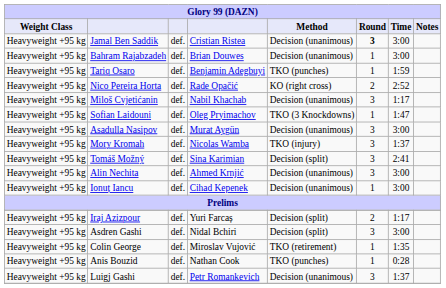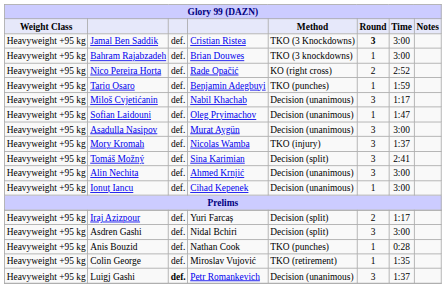(311, 41) Decision (unanimous) -> (313, 41) TKO (3 Knockdowns)
(311, 56) Decision (unanimous) -> (311, 56) TKO (3 knockdowns)
rows swapped: (112, 71) <-> (126, 85)
(312, 115) TKO (3 Knockdowns) -> (312, 115) Decision (unanimous)
rows swapped: (116, 247) <-> (114, 261)
(178, 276) normal -> (178, 276) bold
